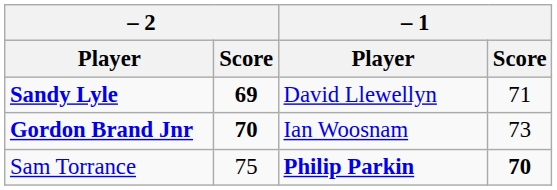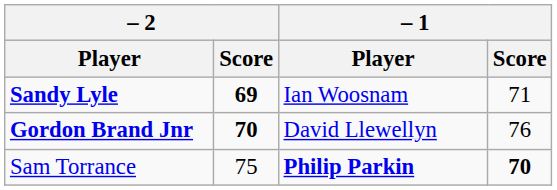(360, 94) David Llewellyn -> (346, 94) Ian Woosnam
(346, 130) Ian Woosnam -> (360, 130) David Llewellyn
(520, 130) 73 -> (520, 130) 76
